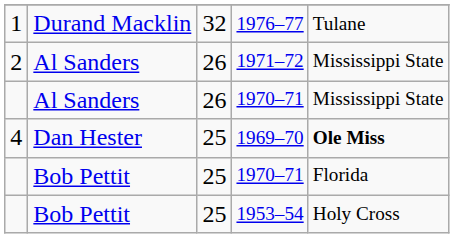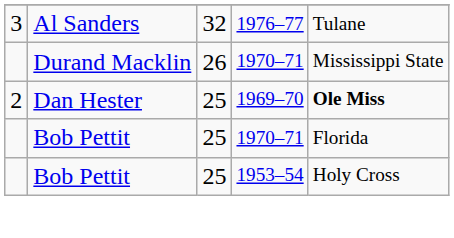(16, 23) 1 -> (16, 23) 3
(112, 23) Durand Macklin -> (86, 23) Al Sanders
- row: (214, 61)
(86, 99) Al Sanders -> (112, 61) Durand Macklin
(16, 137) 4 -> (16, 99) 2
